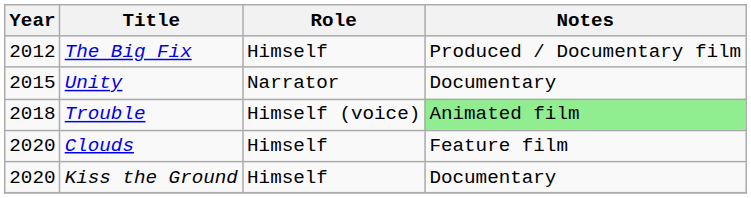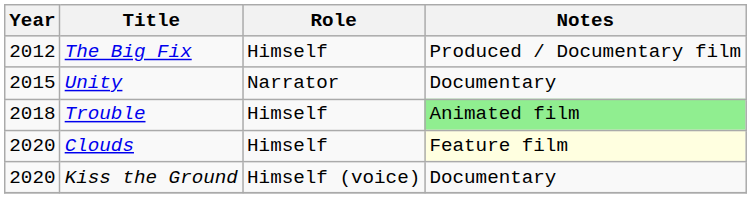(334, 114) Himself (voice) -> (287, 114) Himself
(499, 146) no background -> (499, 146) lightyellow background
(287, 177) Himself -> (334, 177) Himself (voice)
